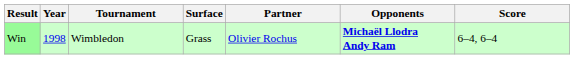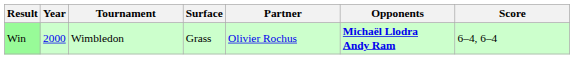(54, 38) 1998 -> (54, 38) 2000
